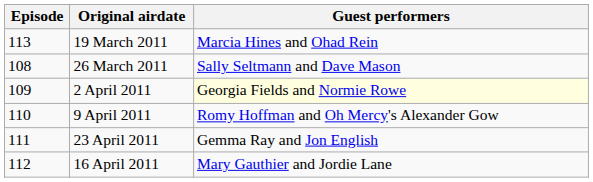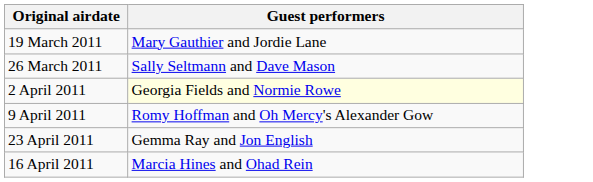- column: (37, 16)
(287, 41) Marcia Hines and Ohad Rein -> (229, 41) Mary Gauthier and Jordie Lane
(294, 164) Mary Gauthier and Jordie Lane -> (222, 164) Marcia Hines and Ohad Rein
